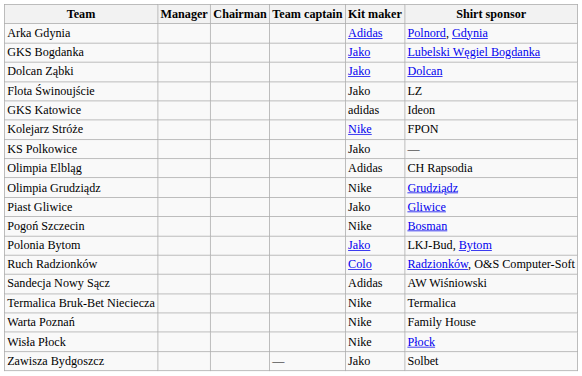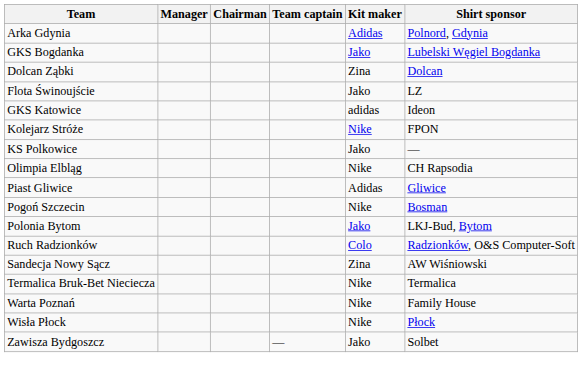(359, 71) Jako -> (359, 71) Zina
(365, 168) Adidas -> (360, 168) Nike
- row: (54, 187)
(359, 206) Jako -> (365, 187) Adidas
(365, 284) Adidas -> (359, 264) Zina
